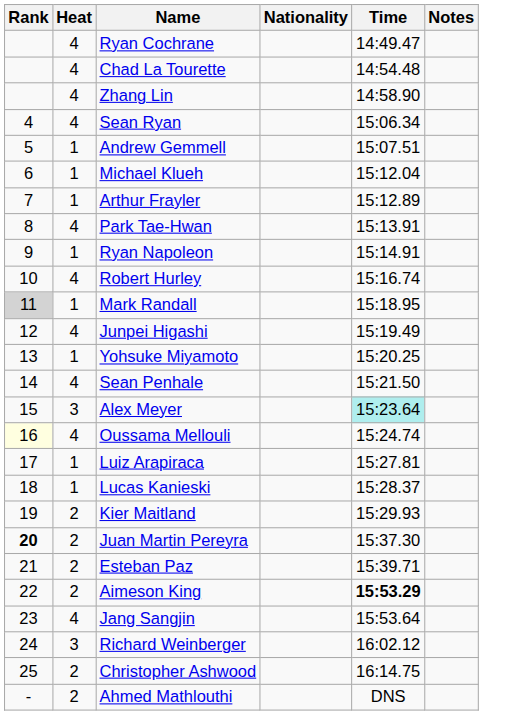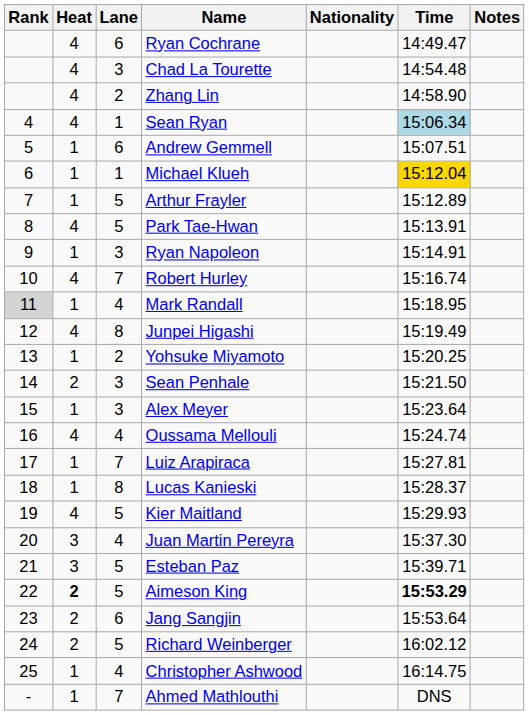+ column: (119, 17)
(388, 122) no background -> (434, 122) lightblue background
(388, 174) no background -> (434, 174) gold background
(74, 383) 4 -> (74, 383) 2
(74, 409) 3 -> (74, 409) 1
(388, 409) paleturquoise background -> (434, 409) no background
(28, 435) lightyellow background -> (28, 435) no background
(74, 514) 2 -> (74, 514) 4
(28, 540) bold -> (28, 540) normal
(74, 540) 2 -> (74, 540) 3
(74, 566) 2 -> (74, 566) 3
(74, 592) normal -> (74, 592) bold
(74, 618) 4 -> (74, 618) 2
(74, 644) 3 -> (74, 644) 2
(74, 670) 2 -> (74, 670) 1
(74, 697) 2 -> (74, 697) 1
